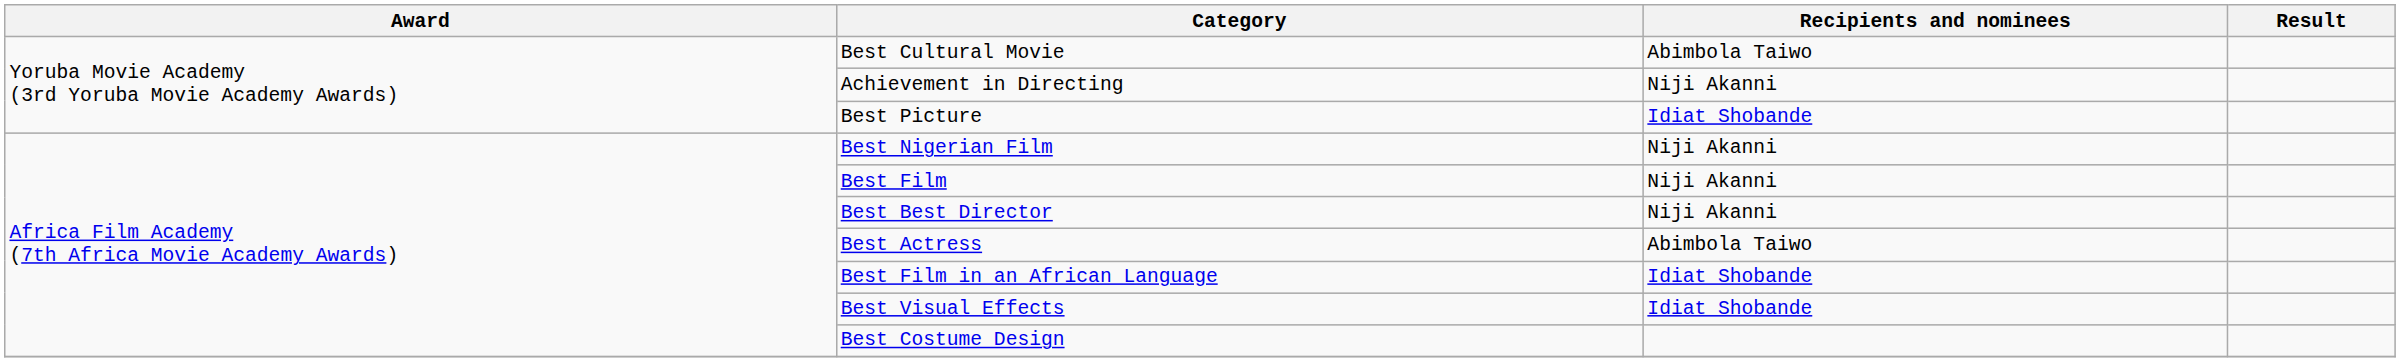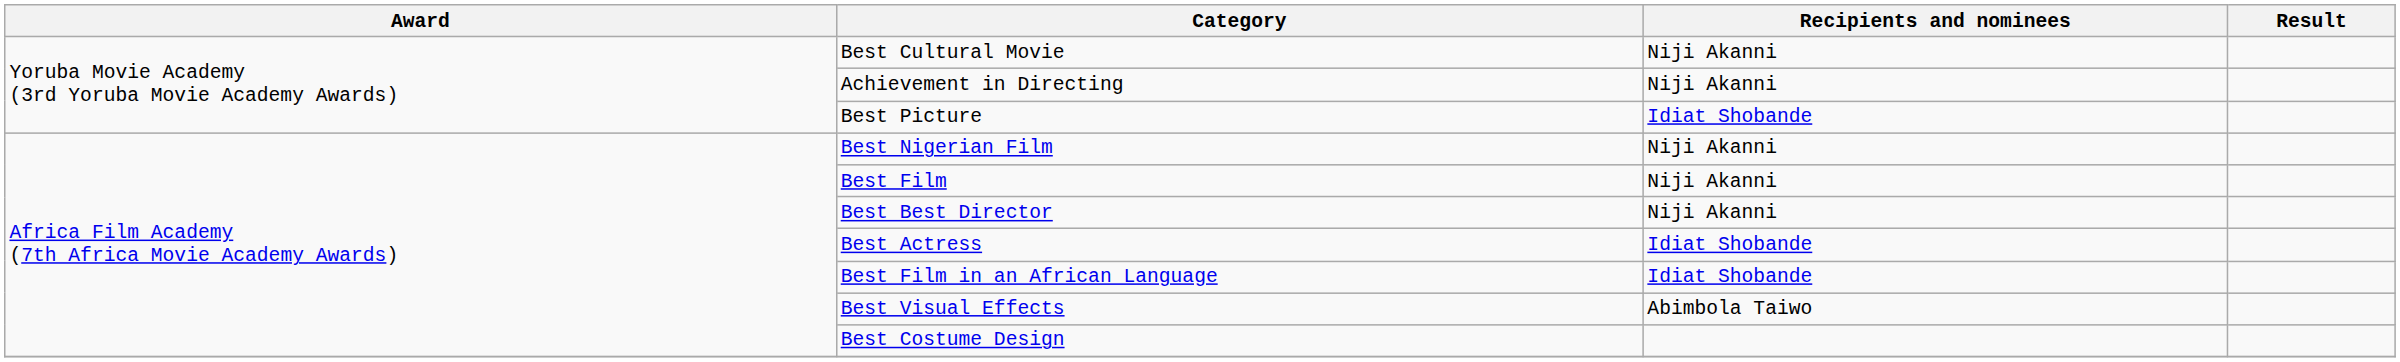(1730, 53) Abimbola Taiwo -> (1712, 53) Niji Akanni
(1730, 245) Abimbola Taiwo -> (1730, 245) Idiat Shobande
(1730, 309) Idiat Shobande -> (1730, 309) Abimbola Taiwo
